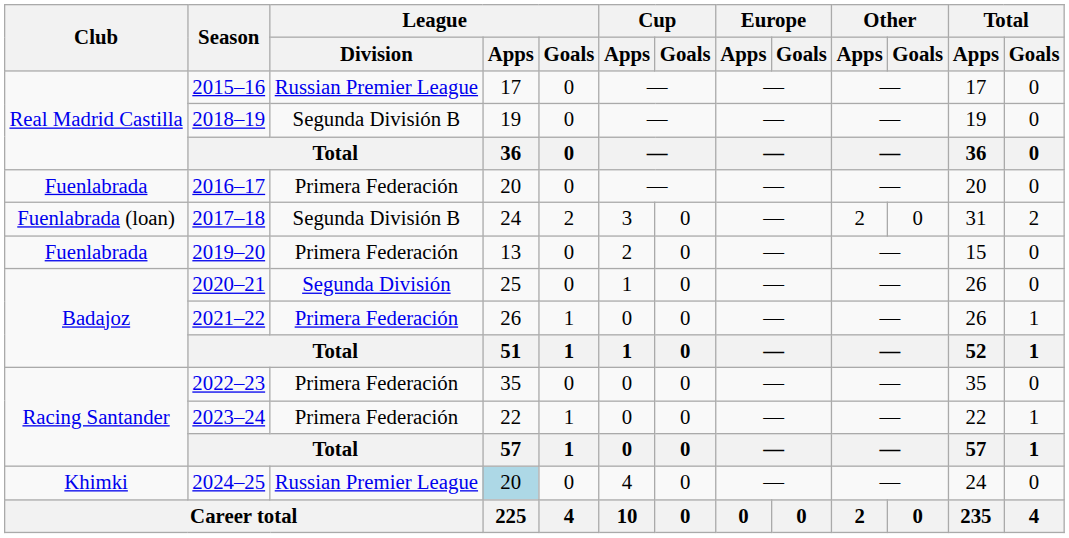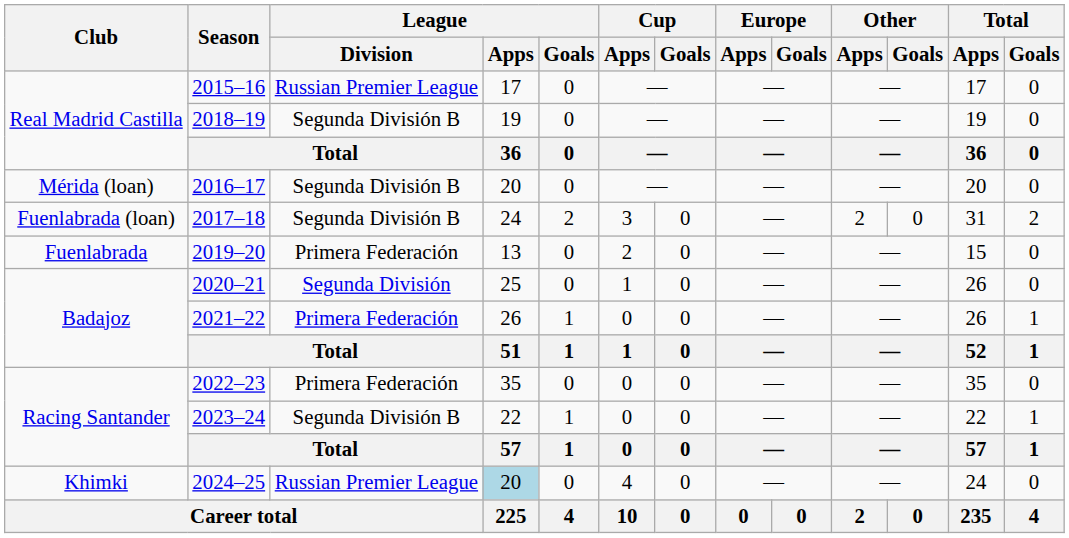(96, 185) Fuenlabrada -> (96, 185) Mérida (loan)
(376, 185) Primera Federación -> (376, 185) Segunda División B
(376, 416) Primera Federación -> (376, 416) Segunda División B
